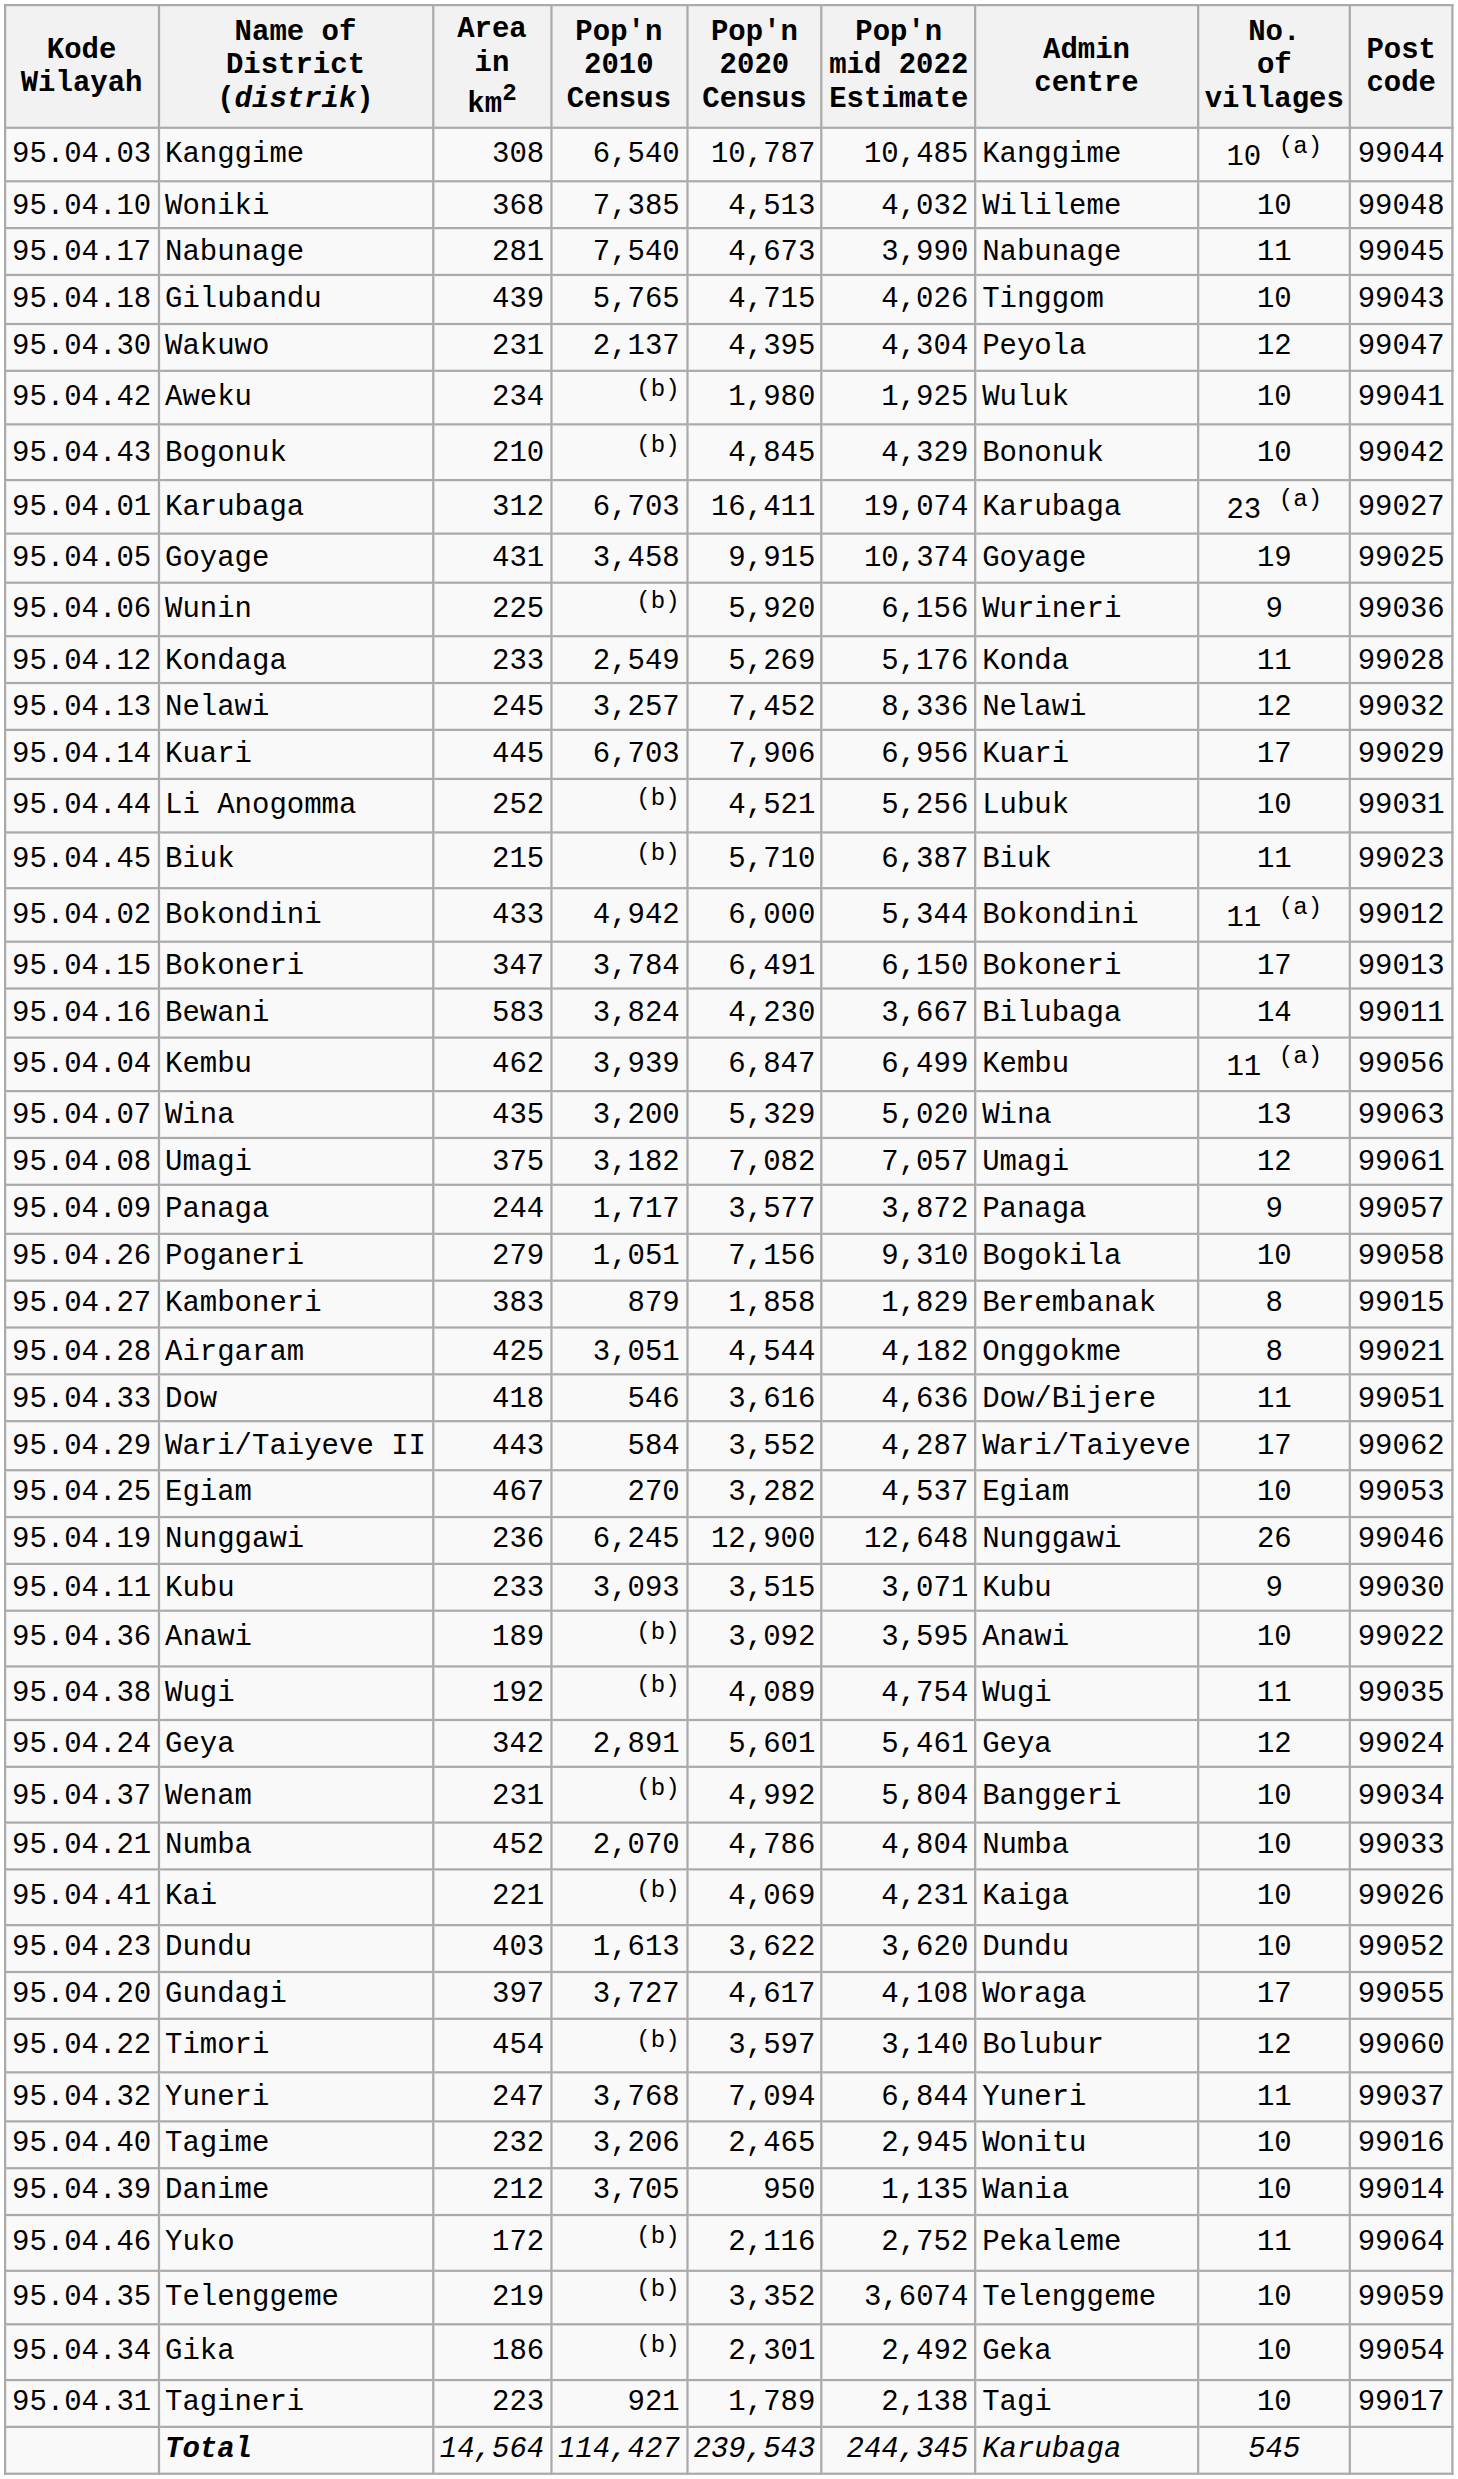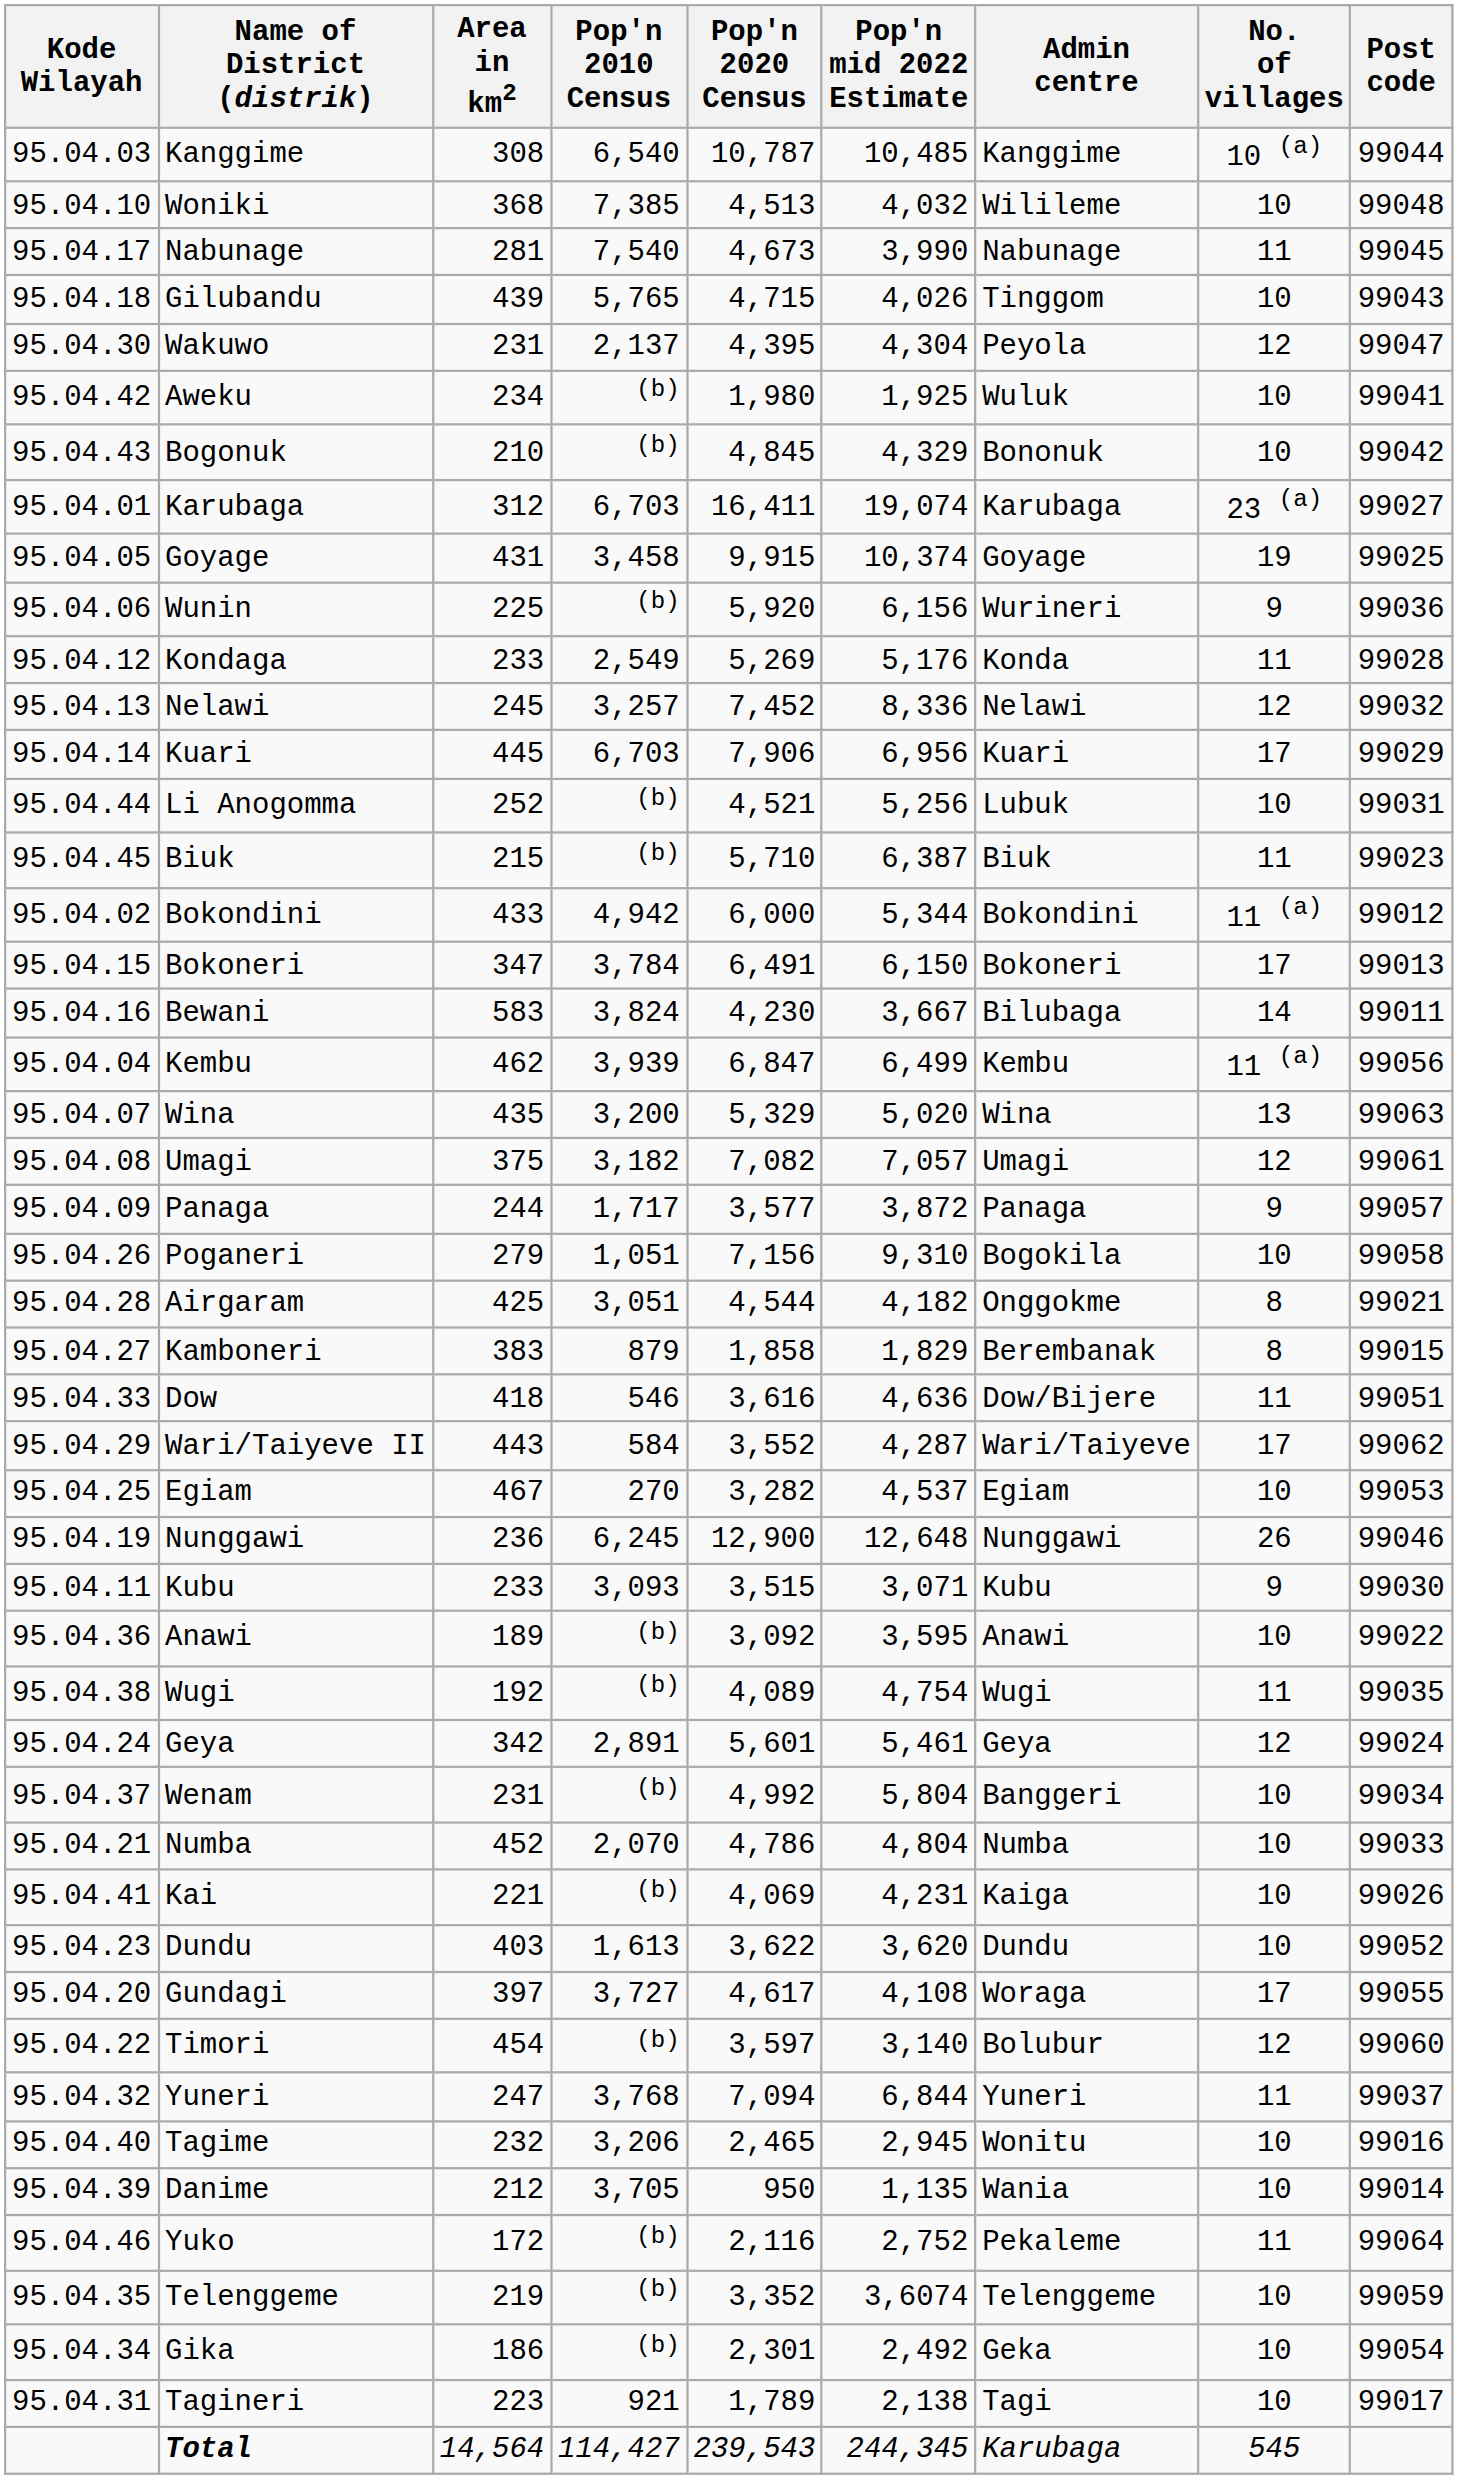rows swapped: (243, 1304) <-> (235, 1351)
